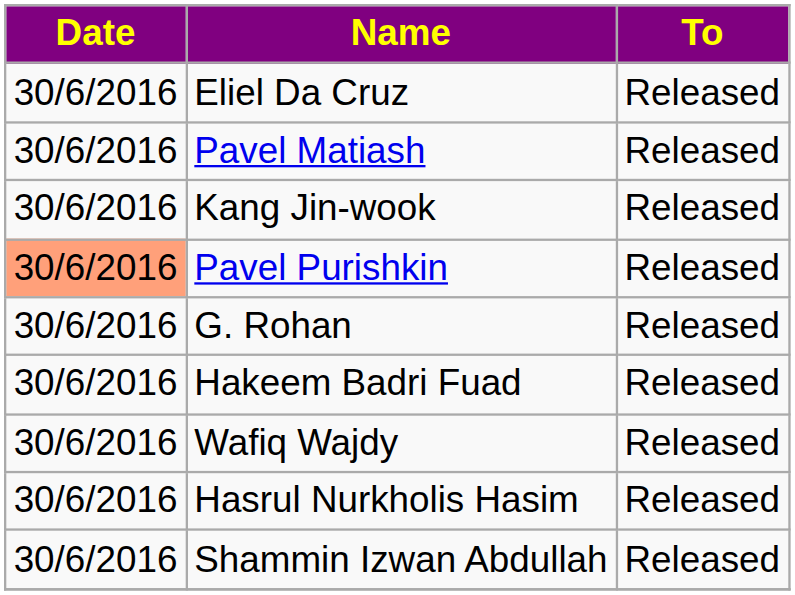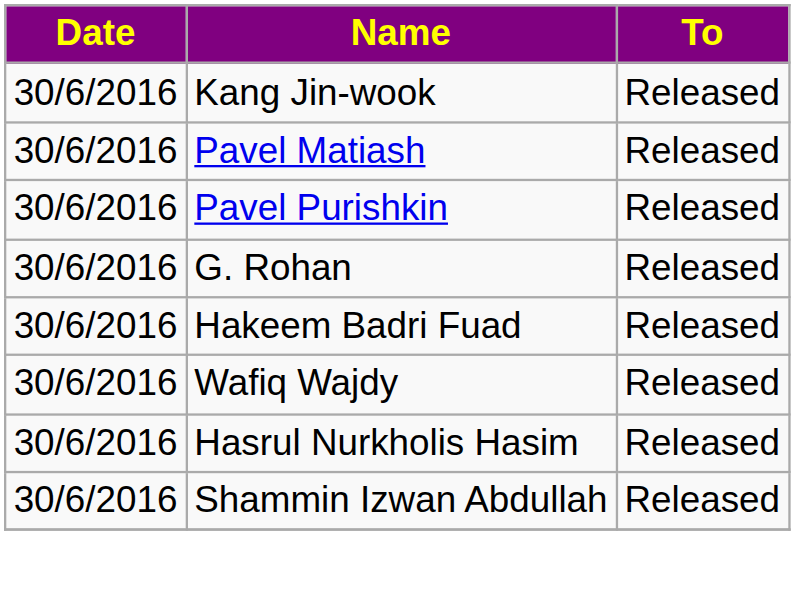- row: (302, 92)
rows swapped: (315, 208) <-> (310, 150)
(95, 267) lightsalmon background -> (95, 208) no background
